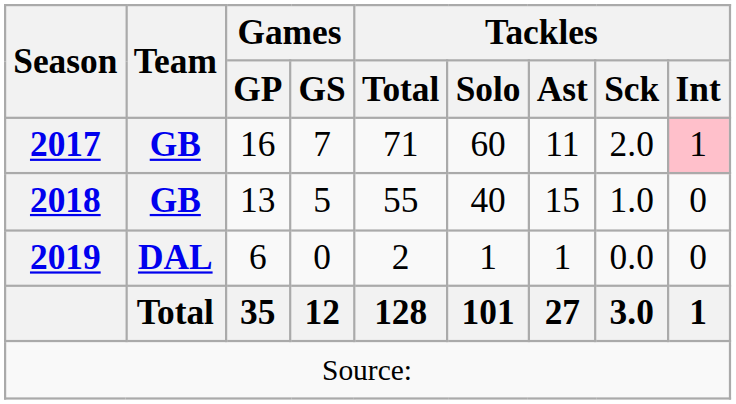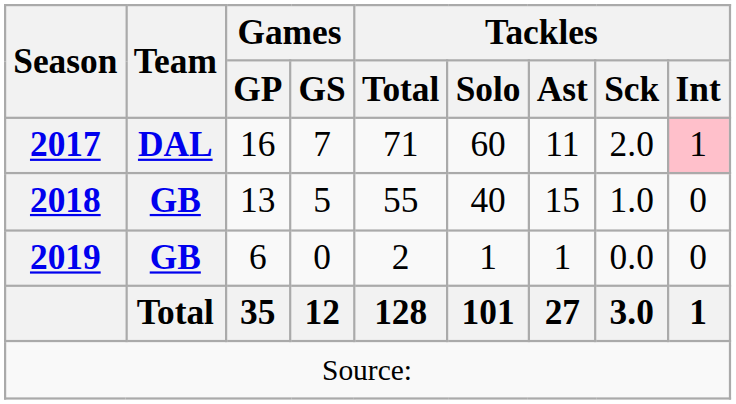(175, 144) GB -> (175, 144) DAL
(175, 256) DAL -> (175, 256) GB
